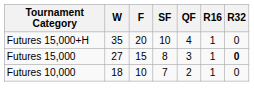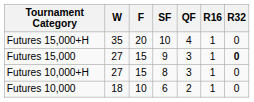(165, 56) 8 -> (165, 56) 9
+ row: (48, 72)
(165, 72) 7 -> (165, 89) 6
